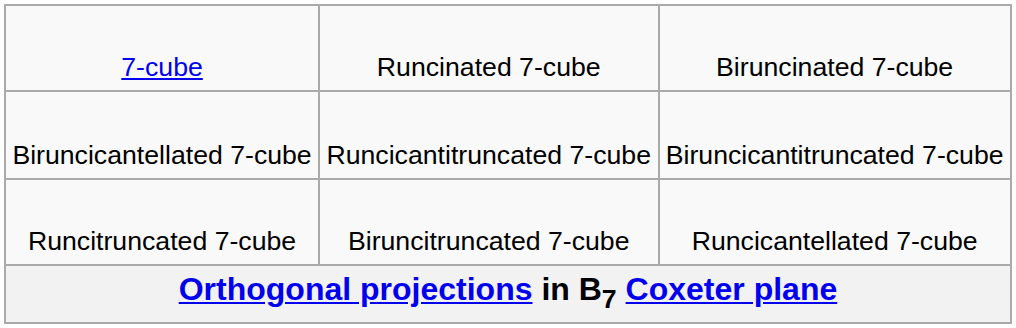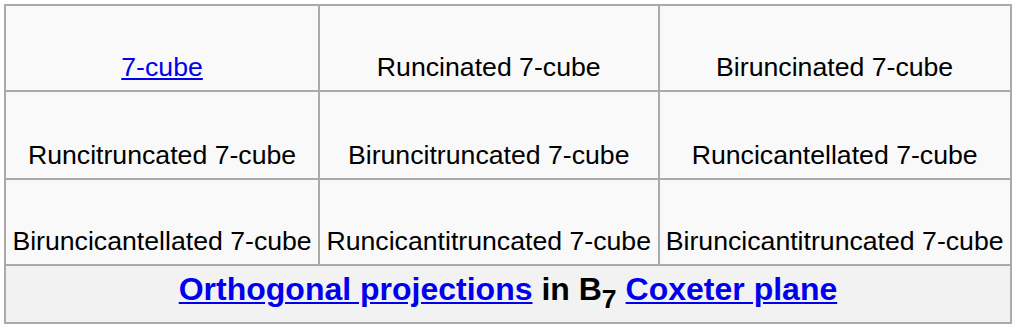rows swapped: (162, 241) <-> (162, 154)
